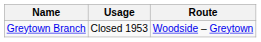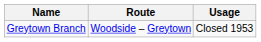columns swapped: (203, 12) <-> (119, 12)
